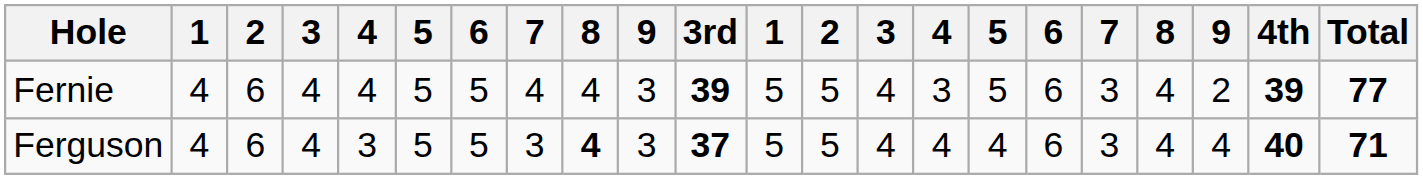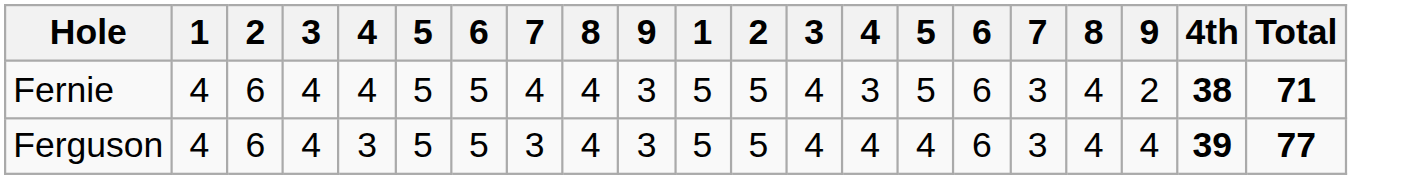- column: (710, 32)
(1284, 88) 39 -> (1212, 88) 38
(1368, 88) 77 -> (1296, 88) 71
(591, 145) bold -> (591, 145) normal
(1284, 145) 40 -> (1212, 145) 39
(1368, 145) 71 -> (1296, 145) 77
